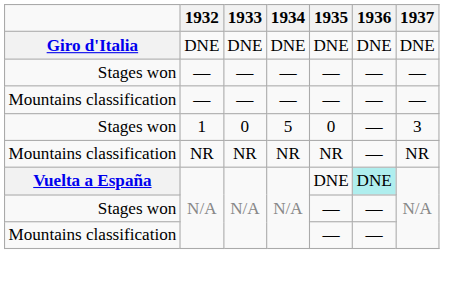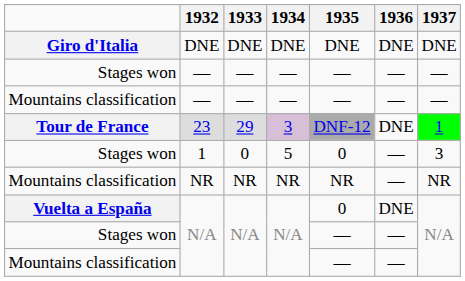+ row: (92, 126)
(331, 180) DNE -> (342, 208) 0
(374, 180) paleturquoise background -> (396, 208) no background
